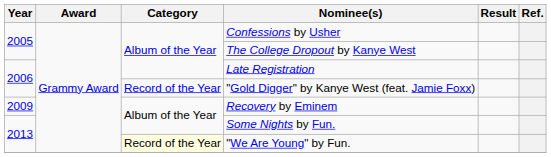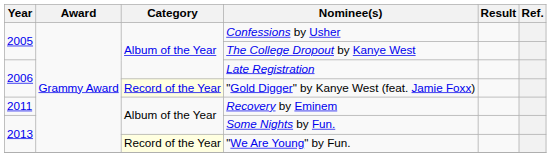(172, 87) no background -> (172, 87) lightyellow background
(20, 106) 2009 -> (20, 106) 2011
